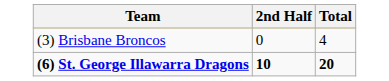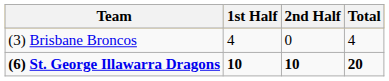+ column: (252, 16)
